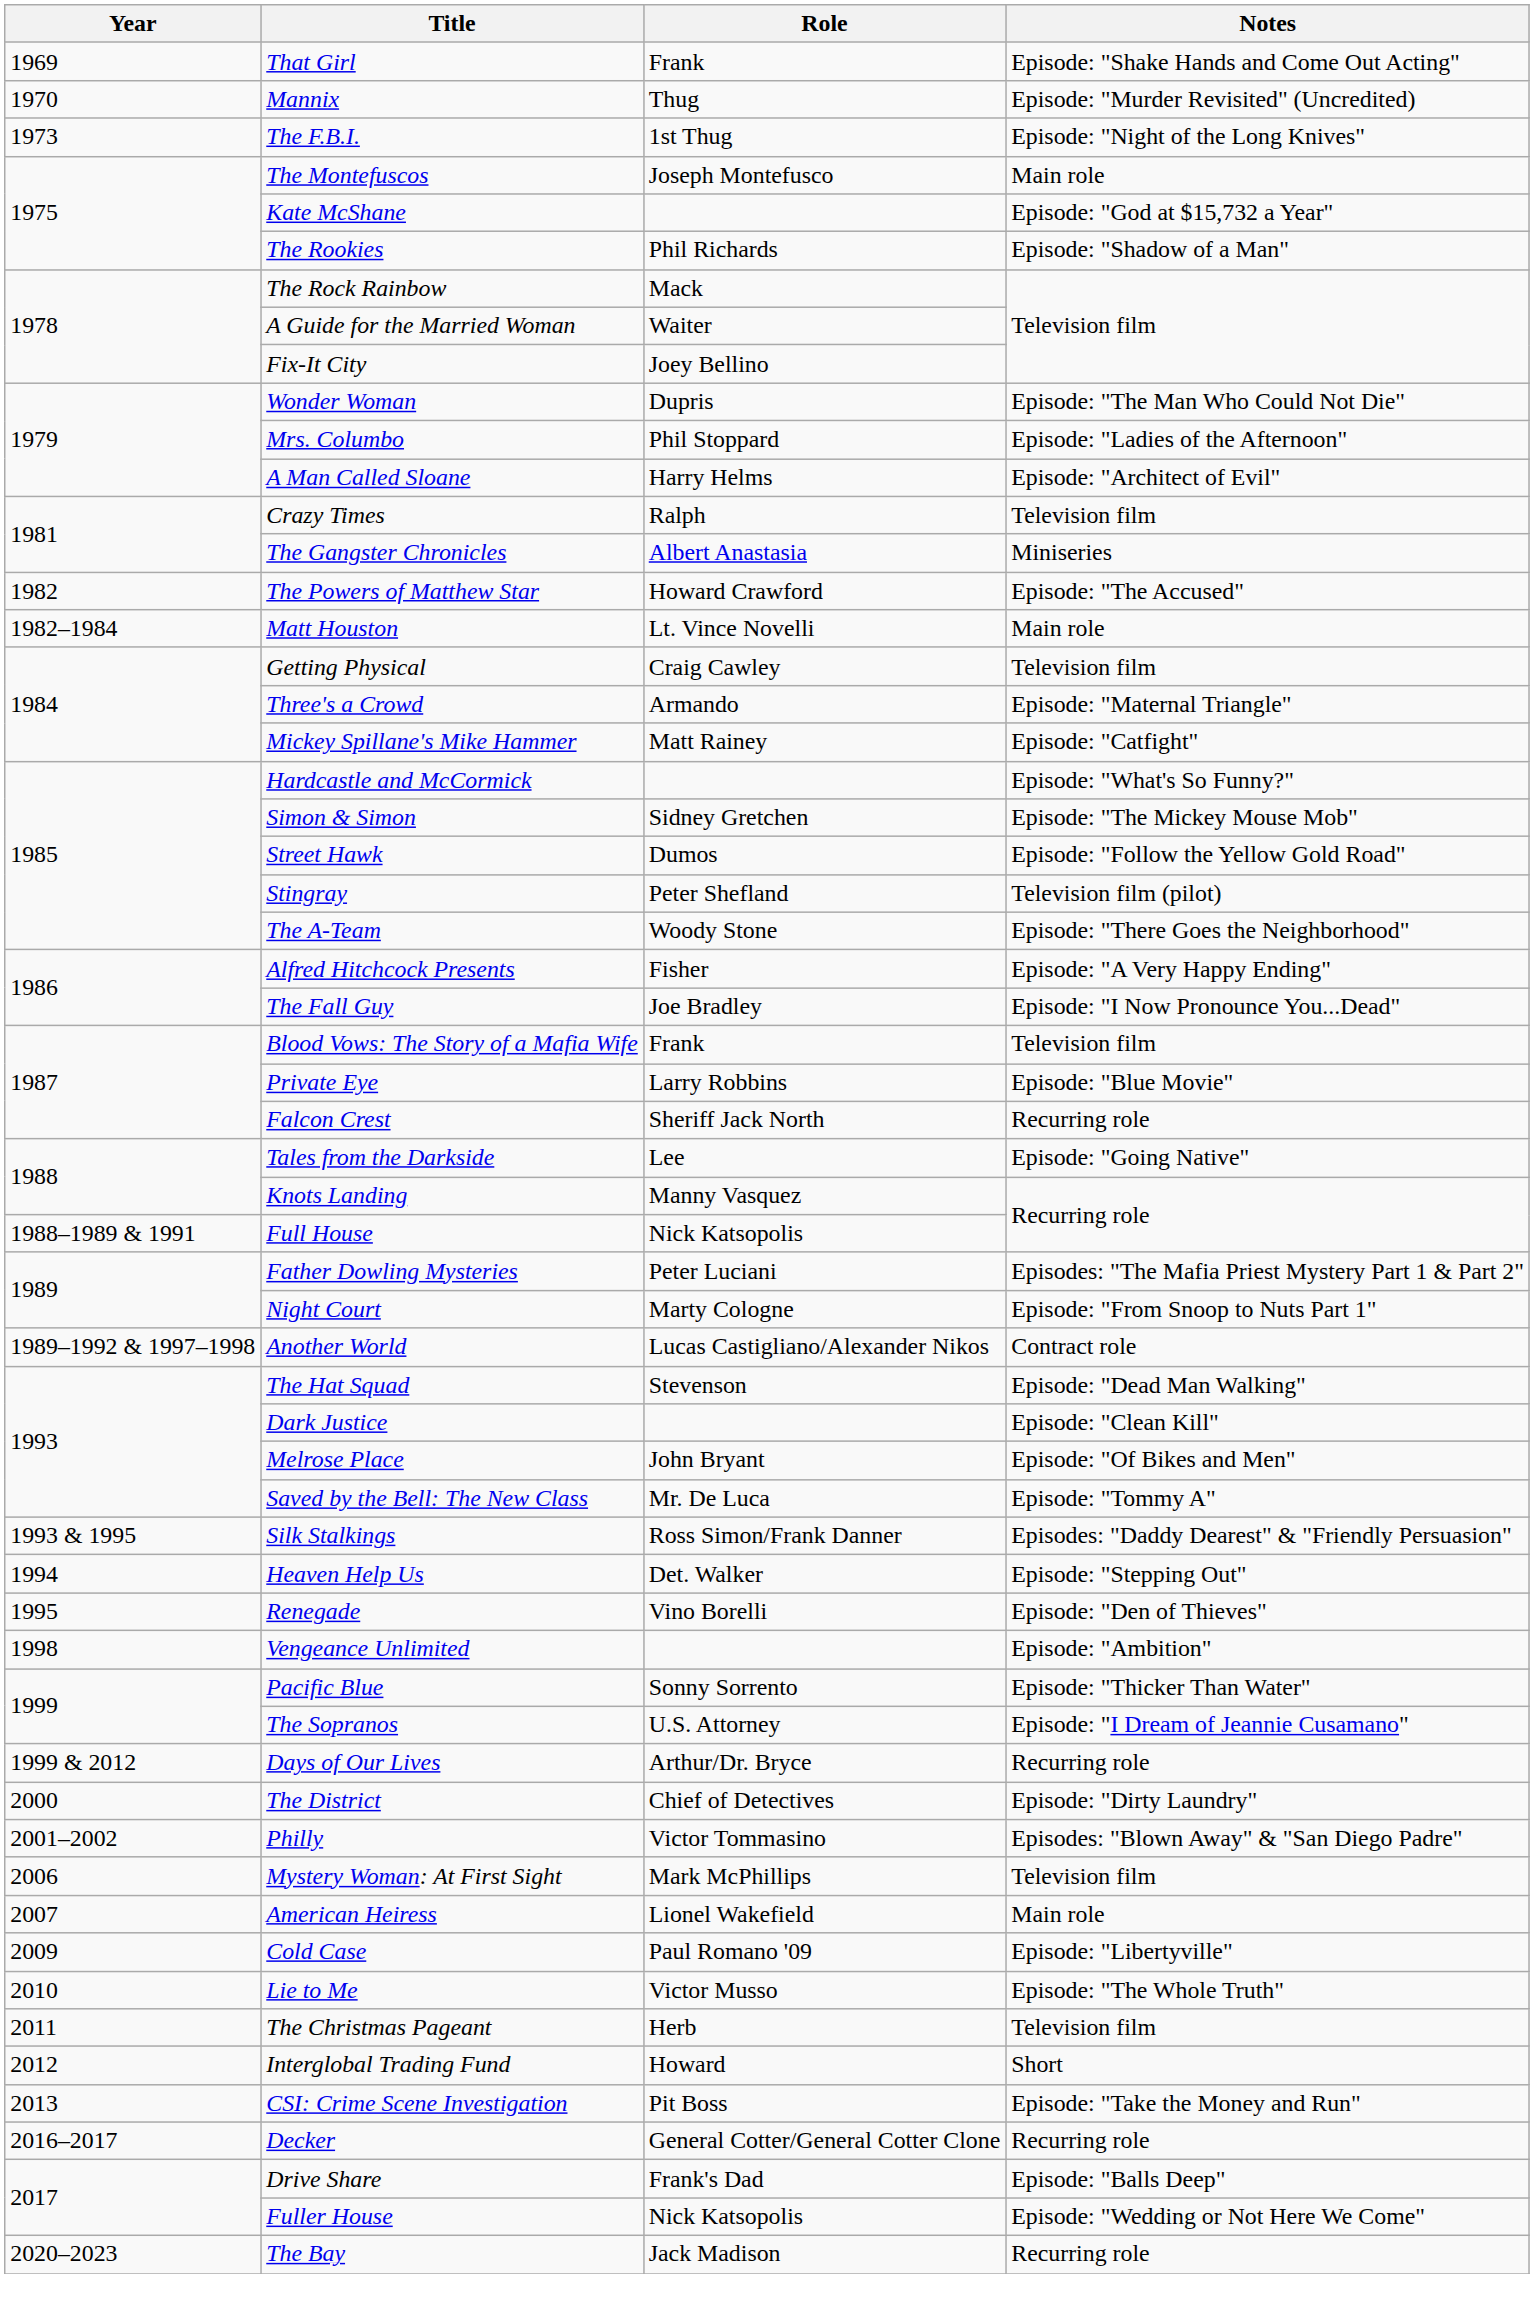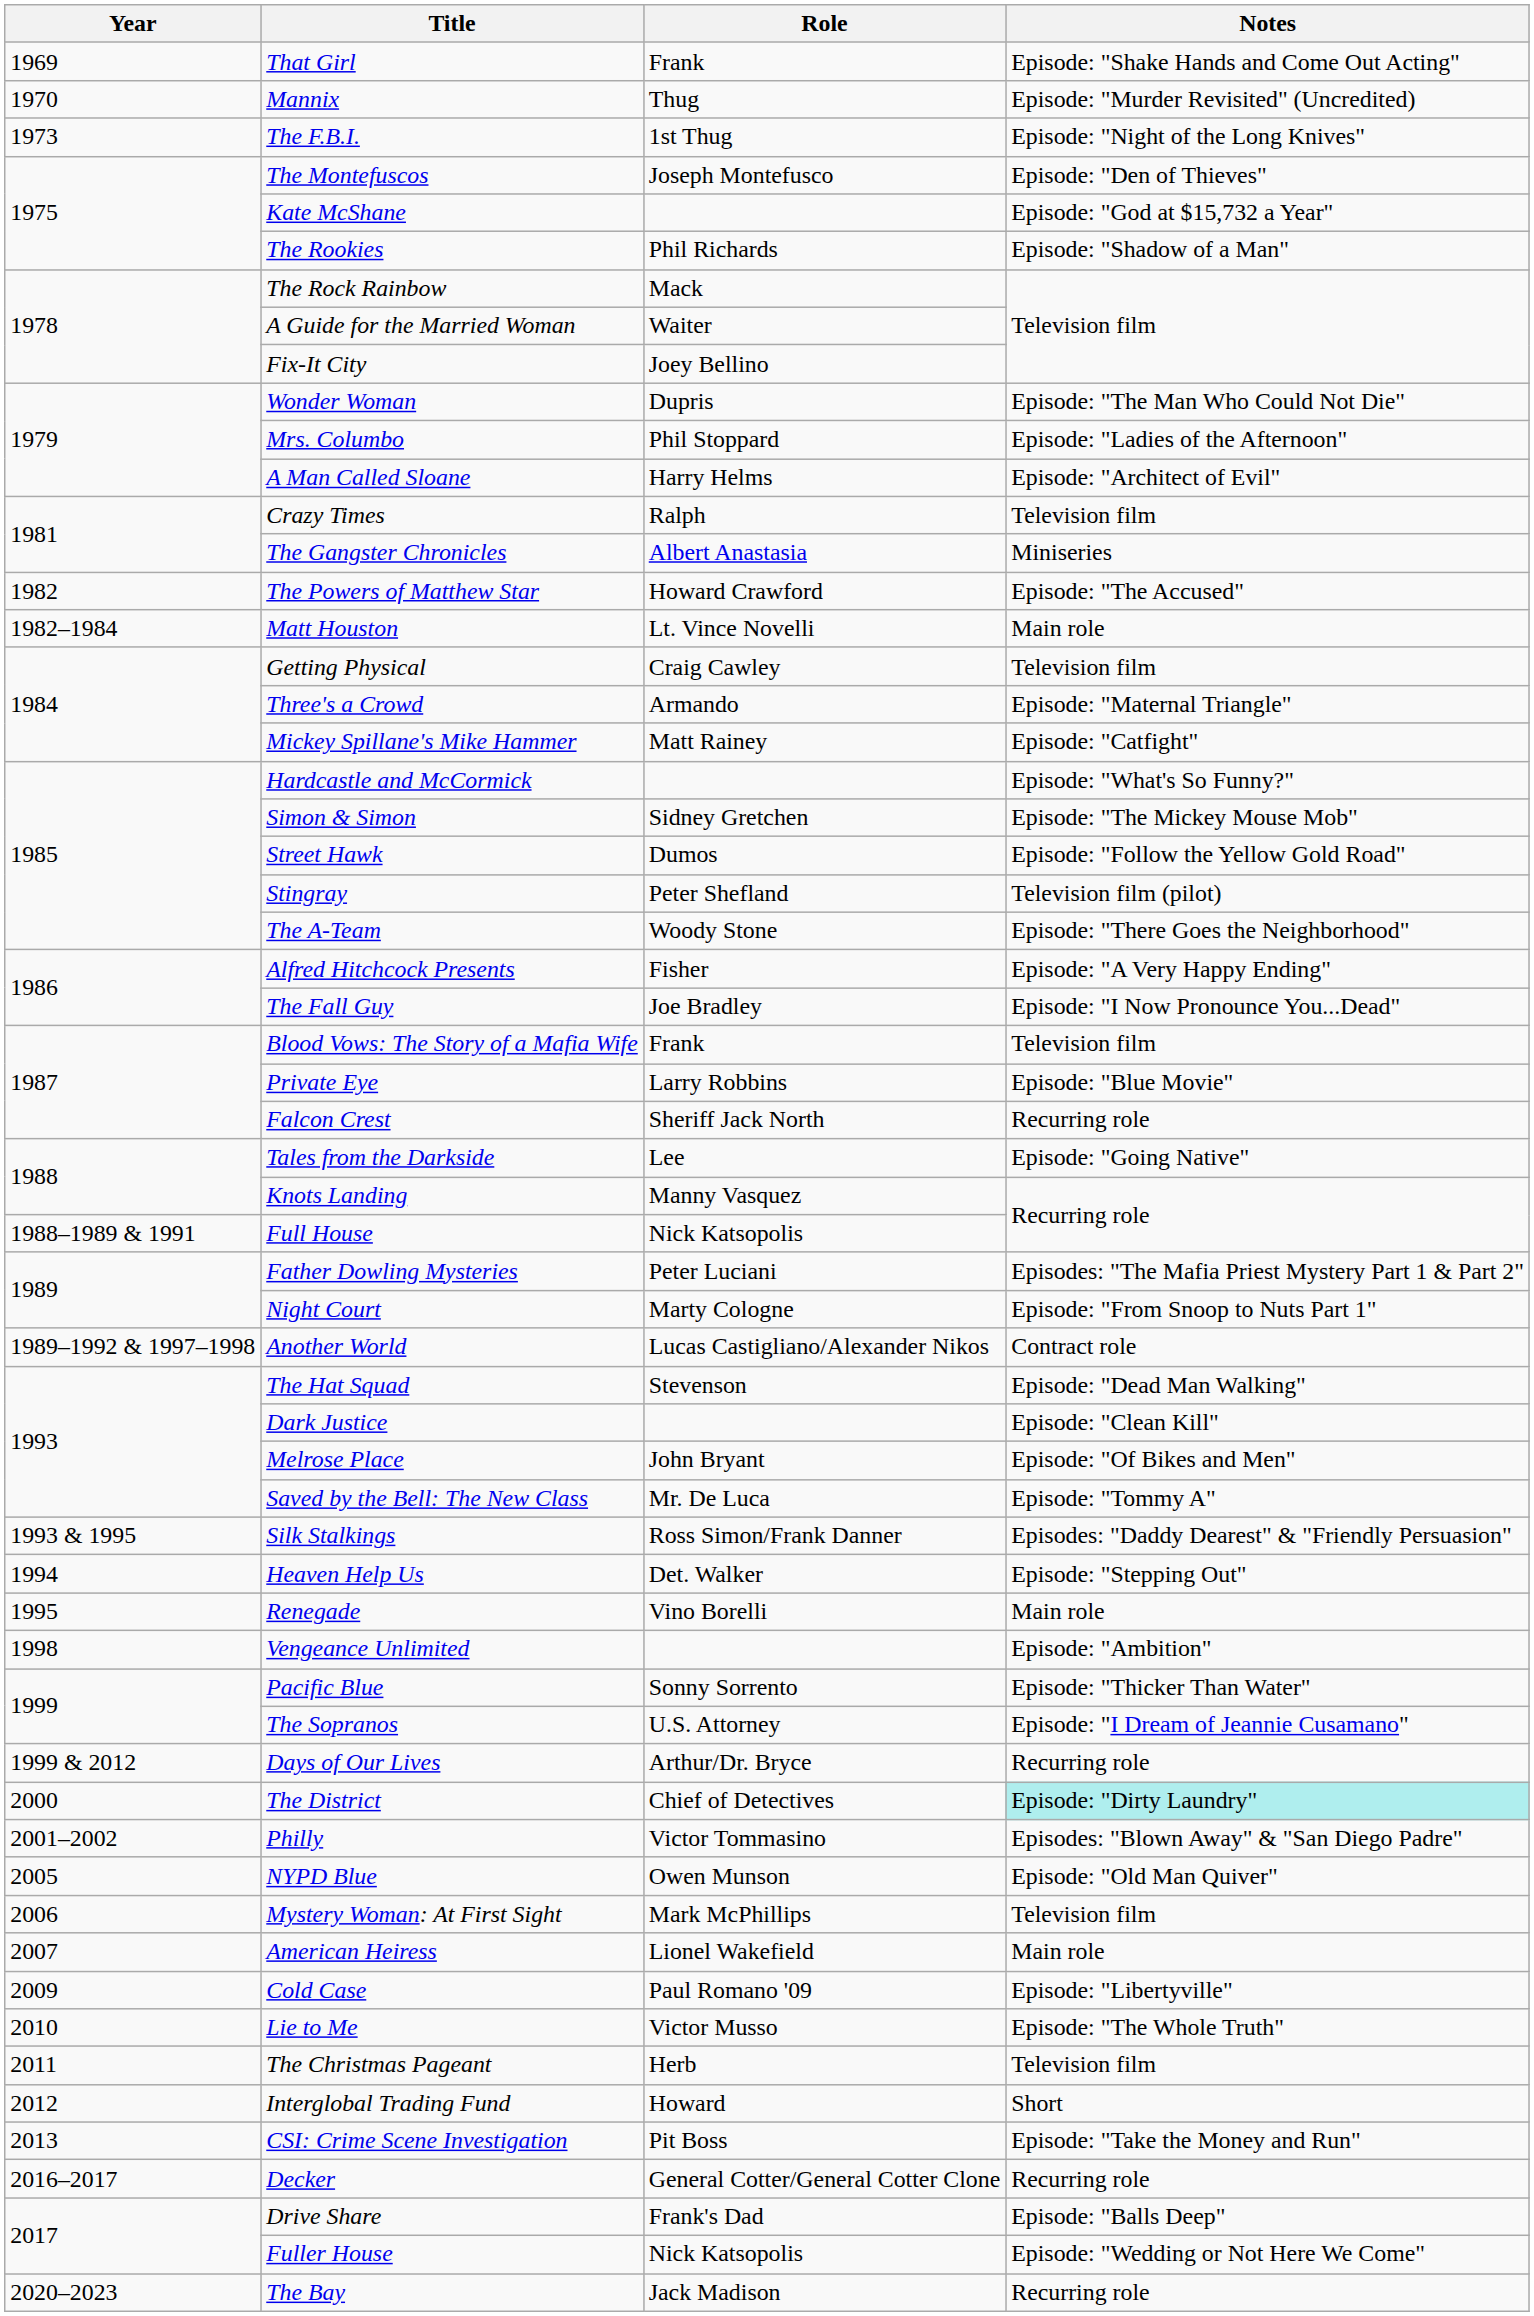(1058, 174) Main role -> (1139, 174) Episode: "Den of Thieves"
(1139, 1611) Episode: "Den of Thieves" -> (1058, 1611) Main role
(1134, 1800) no background -> (1134, 1800) paleturquoise background
+ row: (322, 1876)
